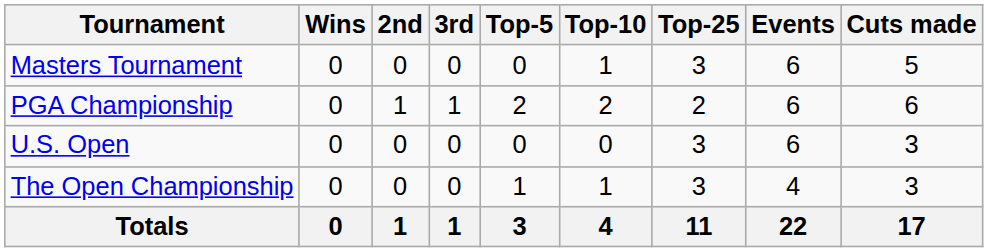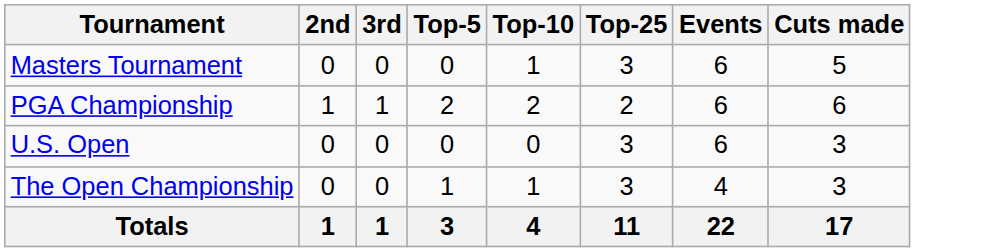- column: (336, 24)
